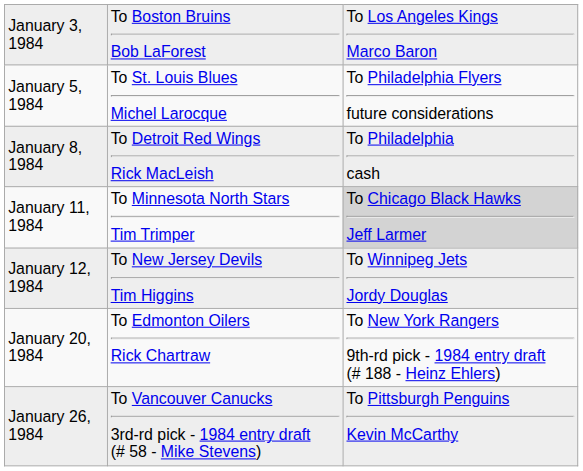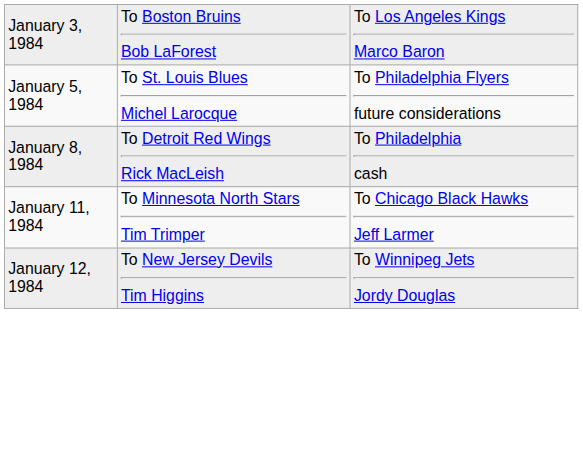(460, 217) lightgrey background -> (464, 217) no background
- row: (50, 347)
- row: (50, 426)
